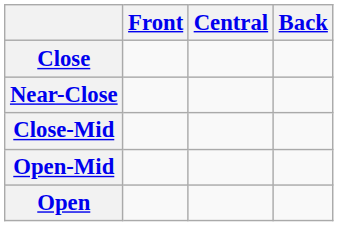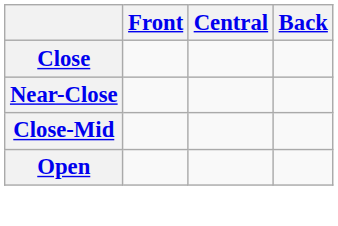- row: (64, 166)
